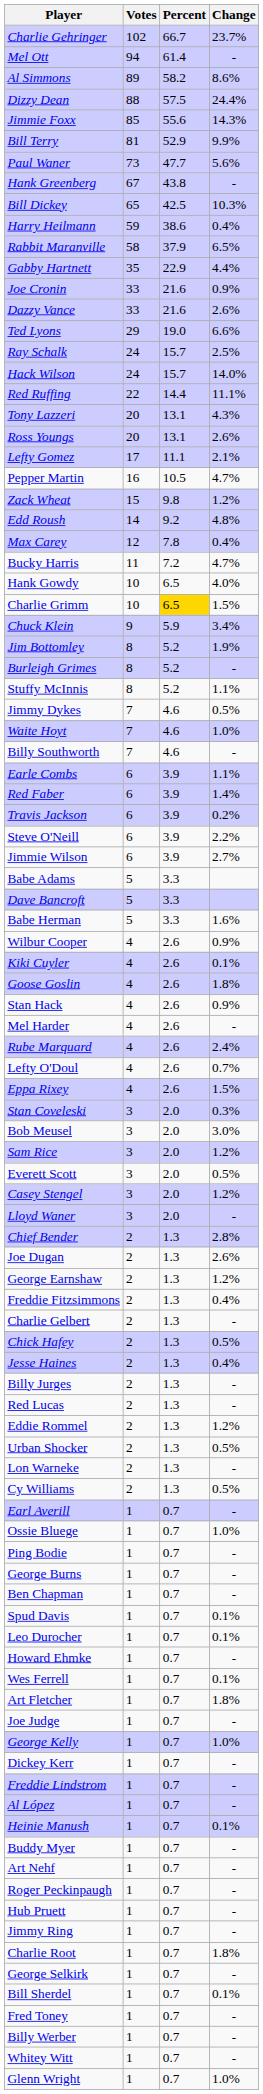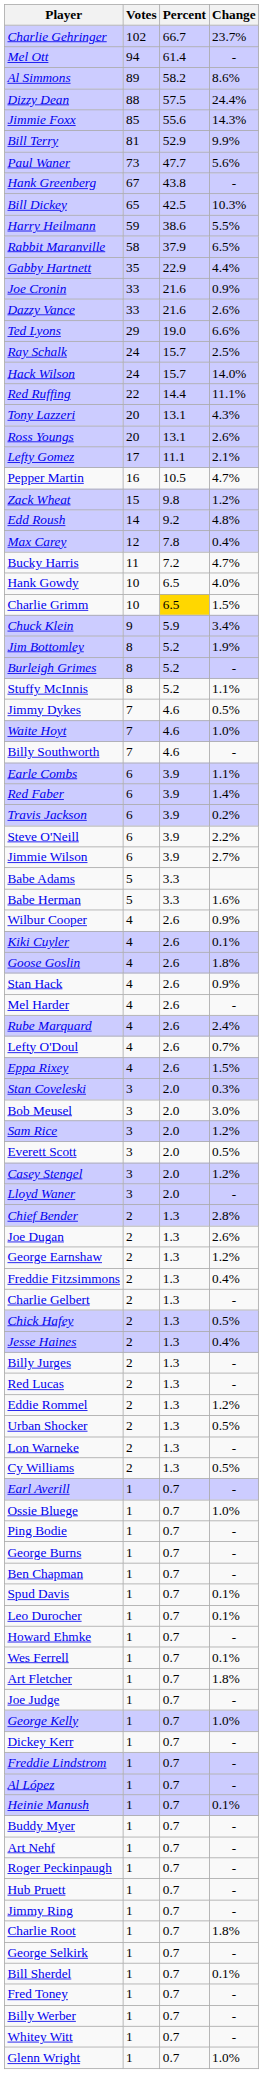(226, 225) 0.4% -> (226, 225) 5.5%
- row: (46, 899)
